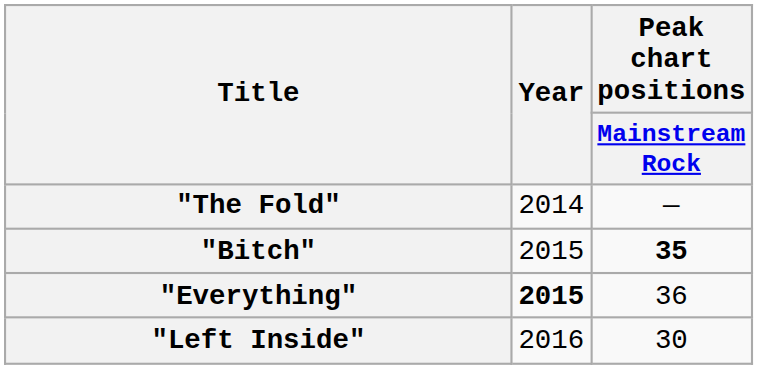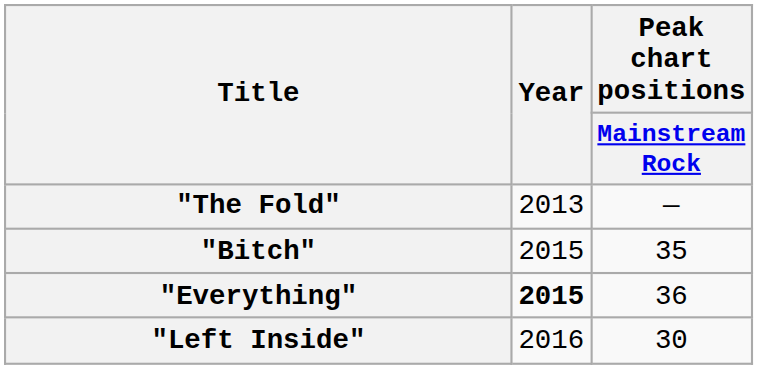(551, 206) 2014 -> (551, 206) 2013
(671, 251) bold -> (671, 251) normal
